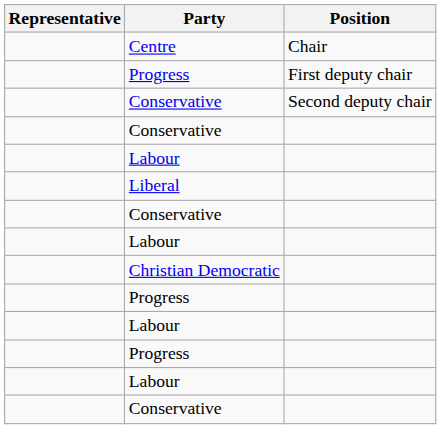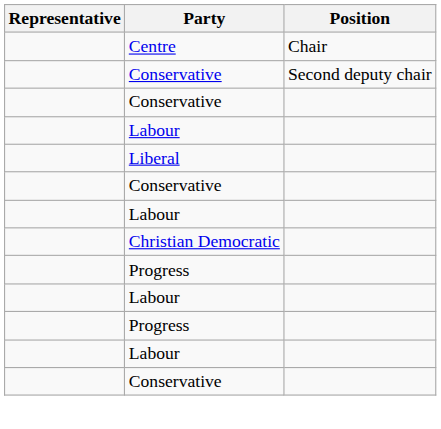- row: (159, 74)
